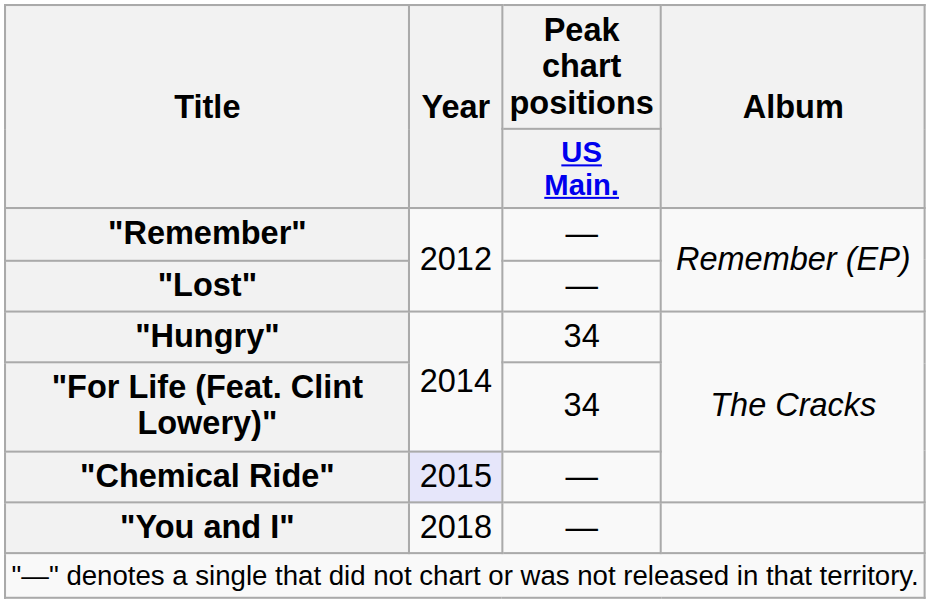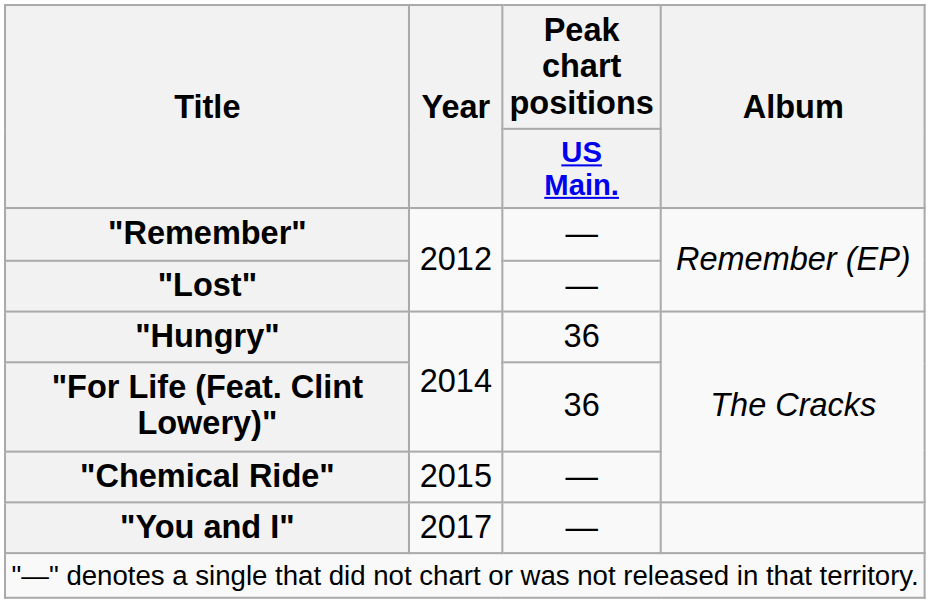(582, 336) 34 -> (582, 336) 36
(582, 406) 34 -> (582, 406) 36
(456, 476) lavender background -> (456, 476) no background
(456, 527) 2018 -> (456, 527) 2017
